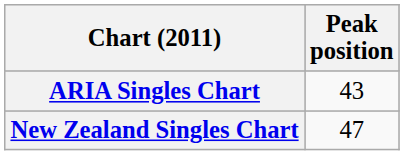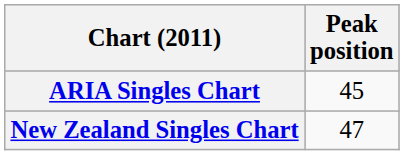(352, 90) 43 -> (352, 90) 45
